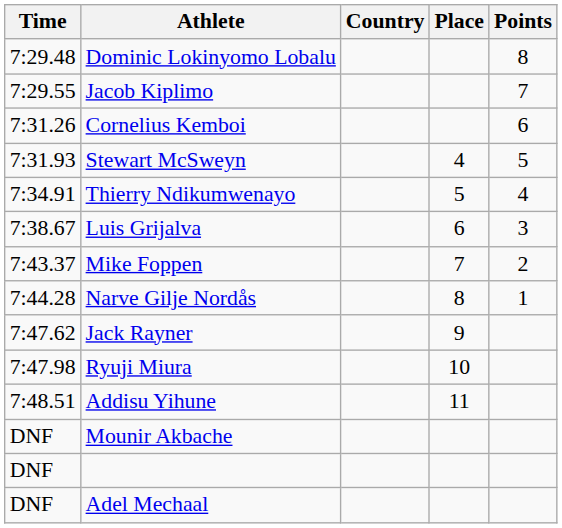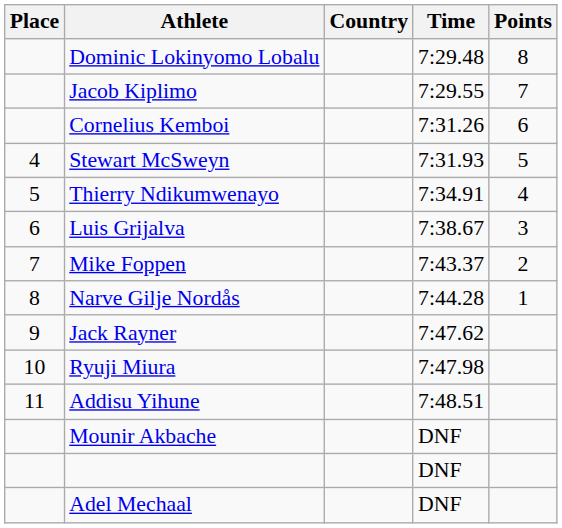columns swapped: (459, 21) <-> (43, 21)
